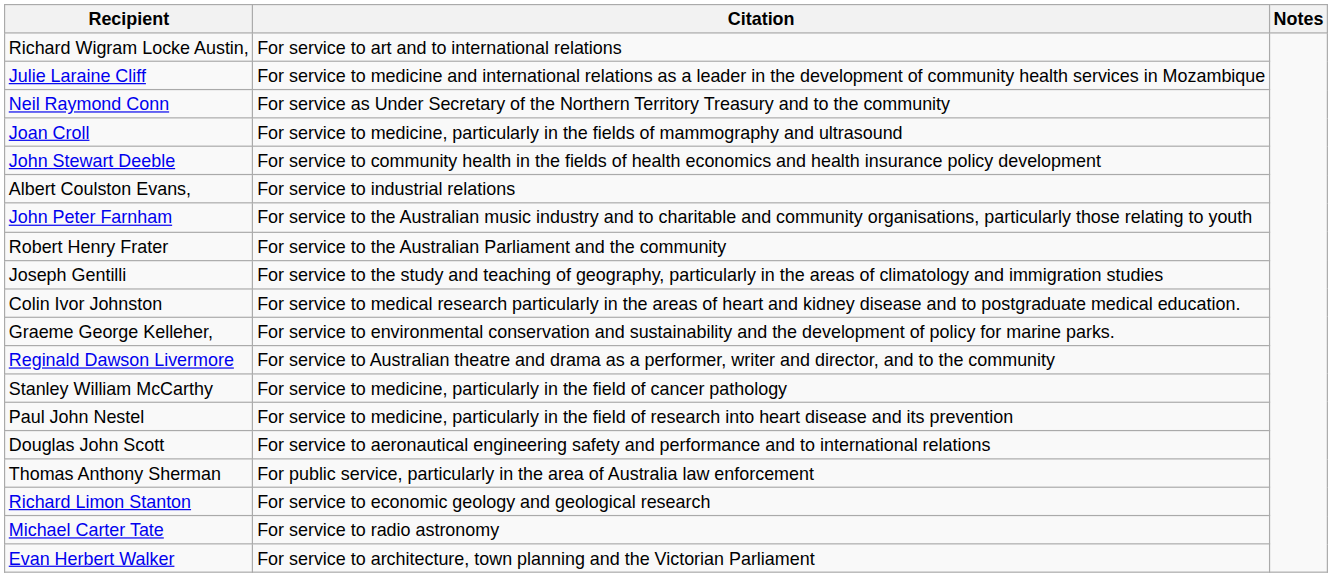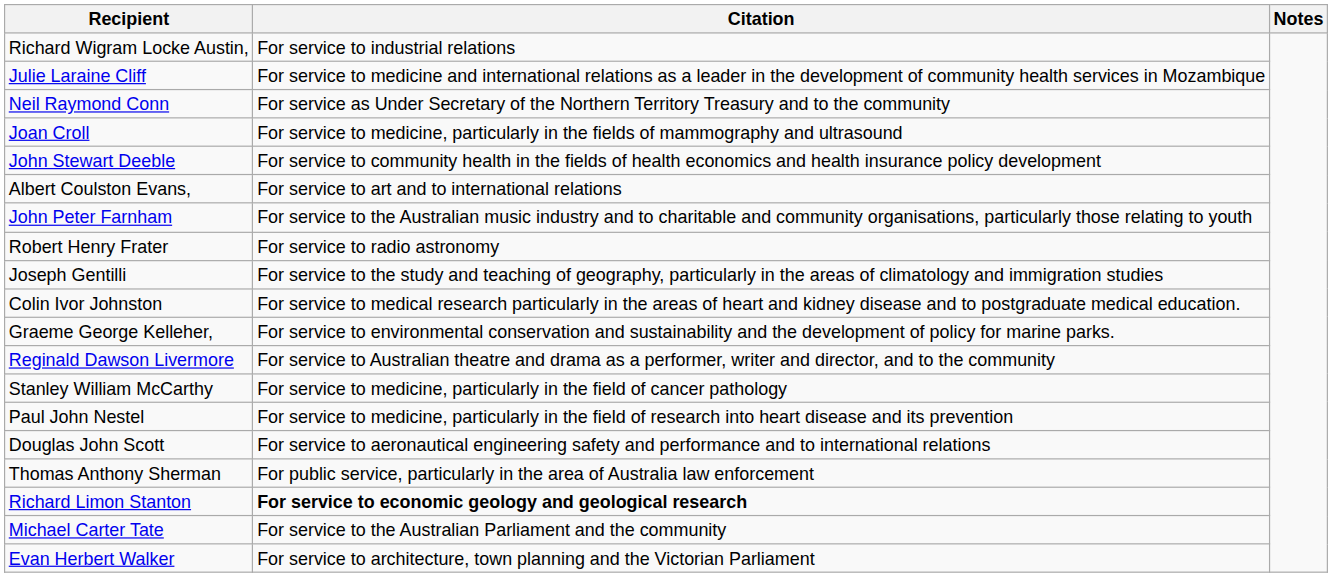(439, 47) For service to art and to international relations -> (386, 47) For service to industrial relations
(386, 189) For service to industrial relations -> (439, 189) For service to art and to international relations
(492, 246) For service to the Australian Parliament and the community -> (378, 246) For service to radio astronomy
(484, 502) normal -> (502, 502) bold
(378, 530) For service to radio astronomy -> (492, 530) For service to the Australian Parliament and the community
